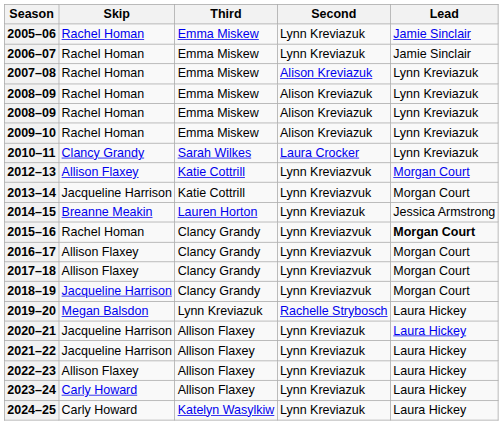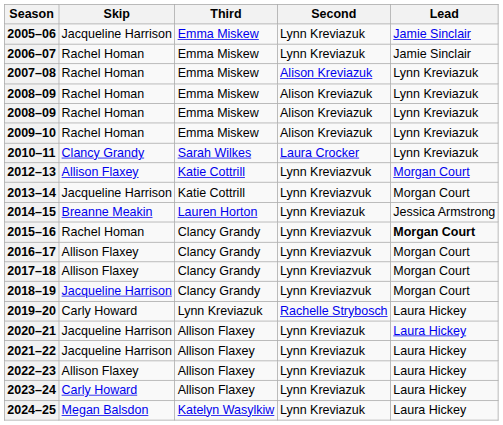(103, 34) Rachel Homan -> (117, 34) Jacqueline Harrison
(105, 311) Megan Balsdon -> (99, 311) Carly Howard
(99, 410) Carly Howard -> (105, 410) Megan Balsdon
